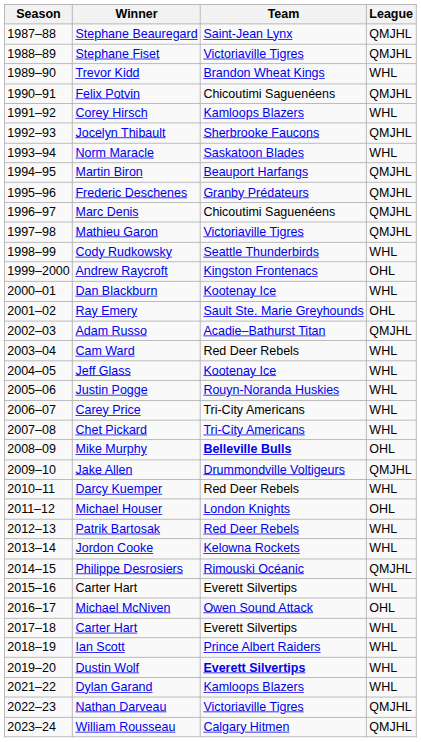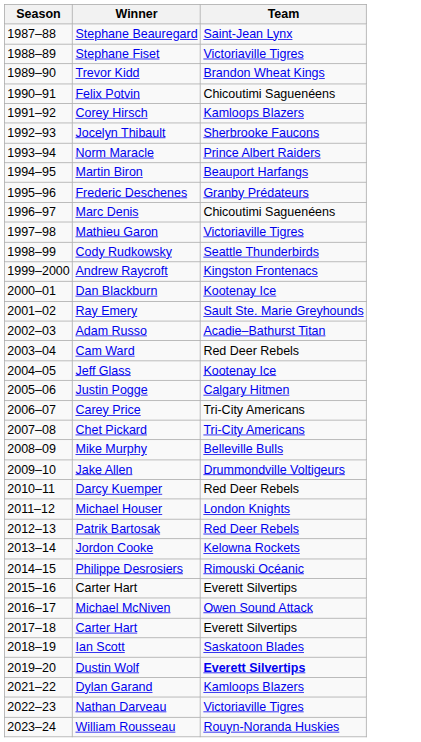- column: (391, 14)
(254, 152) Saskatoon Blades -> (262, 152) Prince Albert Raiders
(271, 390) Rouyn-Noranda Huskies -> (246, 390) Calgary Hitmen
(247, 449) bold -> (243, 449) normal
(262, 647) Prince Albert Raiders -> (254, 647) Saskatoon Blades
(246, 726) Calgary Hitmen -> (271, 726) Rouyn-Noranda Huskies
